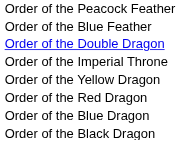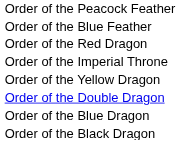rows swapped: (85, 44) <-> (76, 97)
